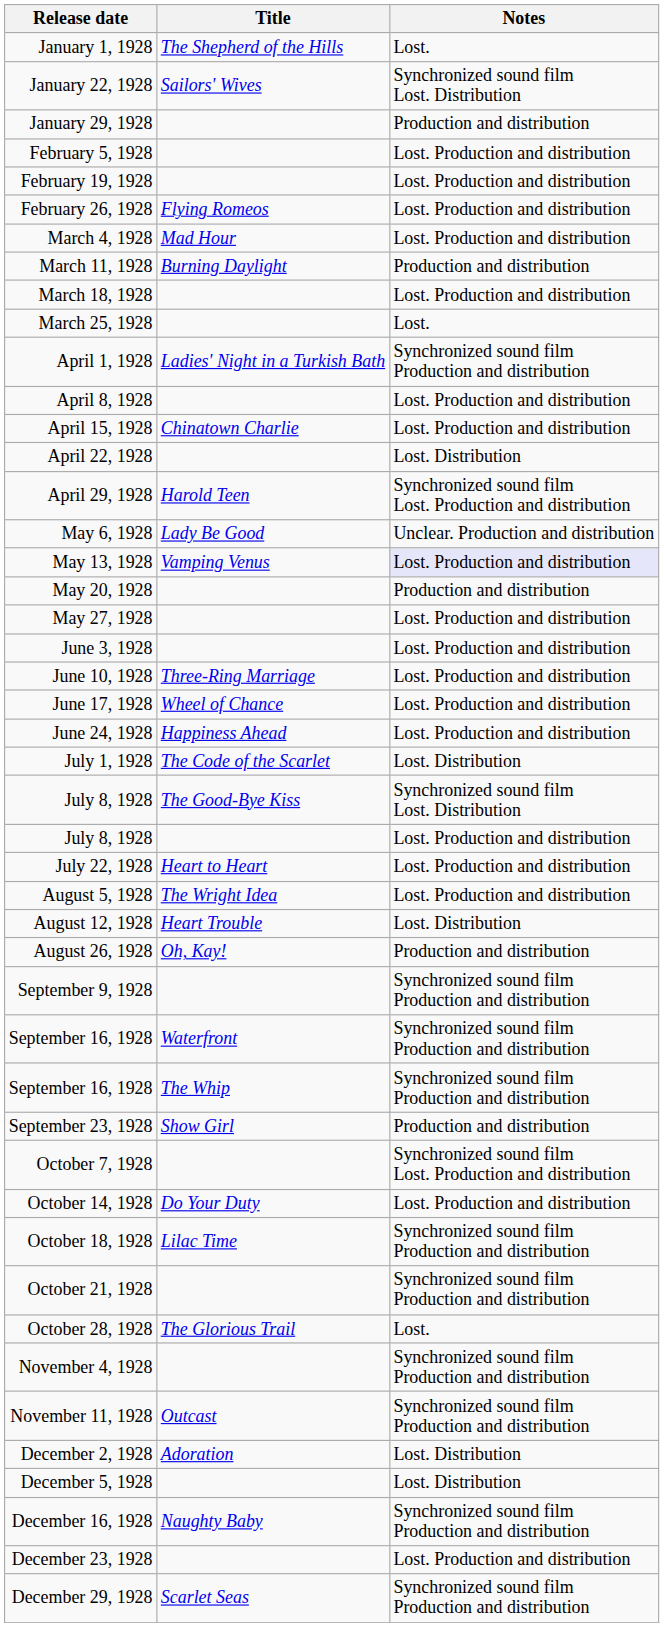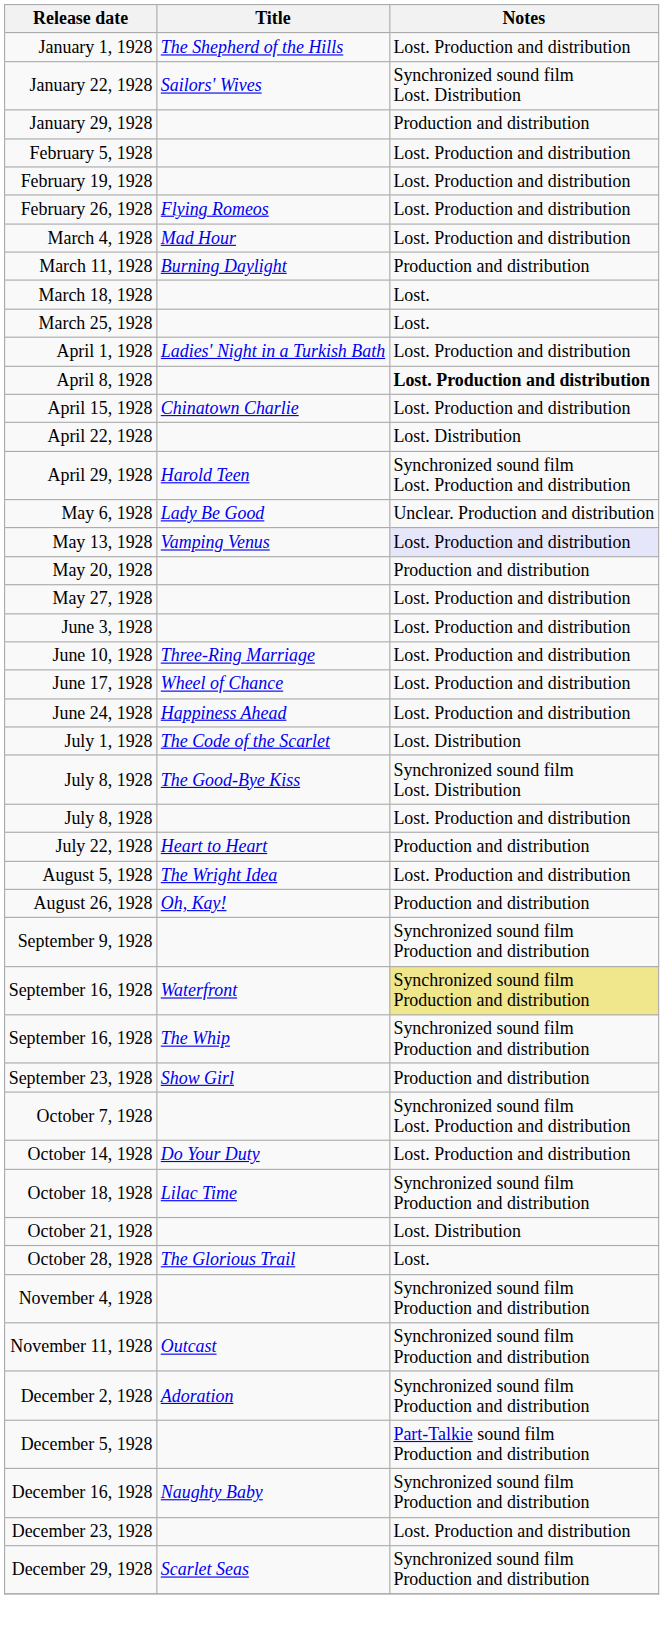(412, 47) Lost. -> (512, 47) Lost. Production and distribution
(512, 294) Lost. Production and distribution -> (412, 294) Lost.
(491, 361) Synchronized sound film Production and distribution -> (512, 351) Lost. Production and distribution
(512, 400) normal -> (522, 379) bold
(512, 866) Lost. Production and distribution -> (491, 846) Production and distribution
- row: (93, 923)
(491, 1039) no background -> (491, 990) khaki background
(491, 1290) Synchronized sound film Production and distribution -> (457, 1231) Lost. Distribution
(457, 1454) Lost. Distribution -> (491, 1395) Synchronized sound film Production and distribution
(457, 1482) Lost. Distribution -> (491, 1444) Part-Talkie sound film Production and distribution
